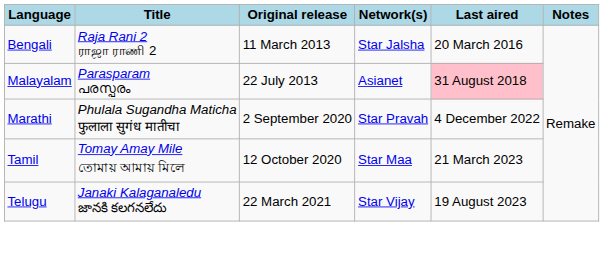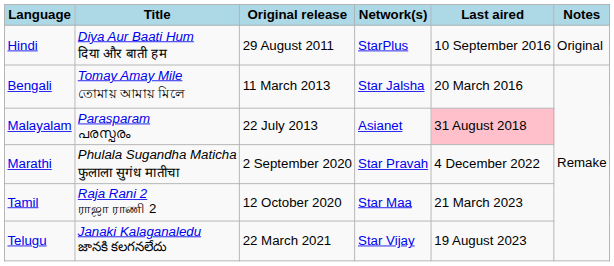+ row: (23, 45)
(117, 43) Raja Rani 2 ராஜா ராணி 2 -> (131, 84) Tomay Amay Mile তোমায় আমায় মিলে
(131, 158) Tomay Amay Mile তোমায় আমায় মিলে -> (117, 201) Raja Rani 2 ராஜா ராணி 2
